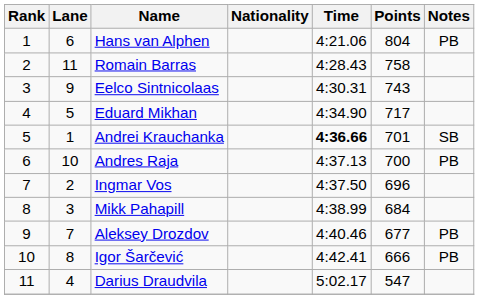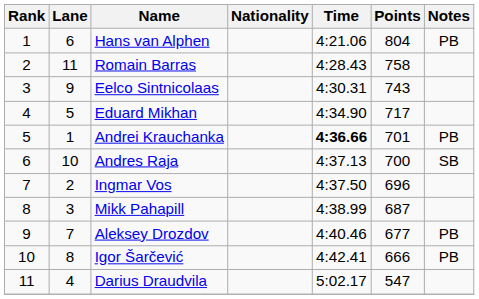(449, 137) SB -> (449, 137) PB
(449, 161) PB -> (449, 161) SB
(397, 209) 684 -> (397, 209) 687
